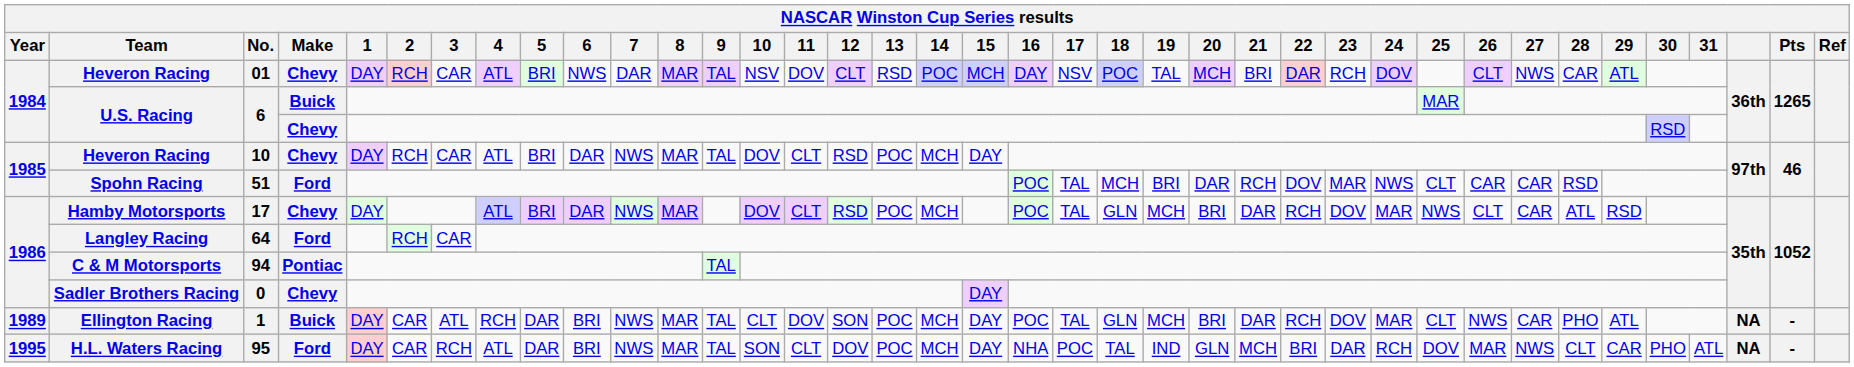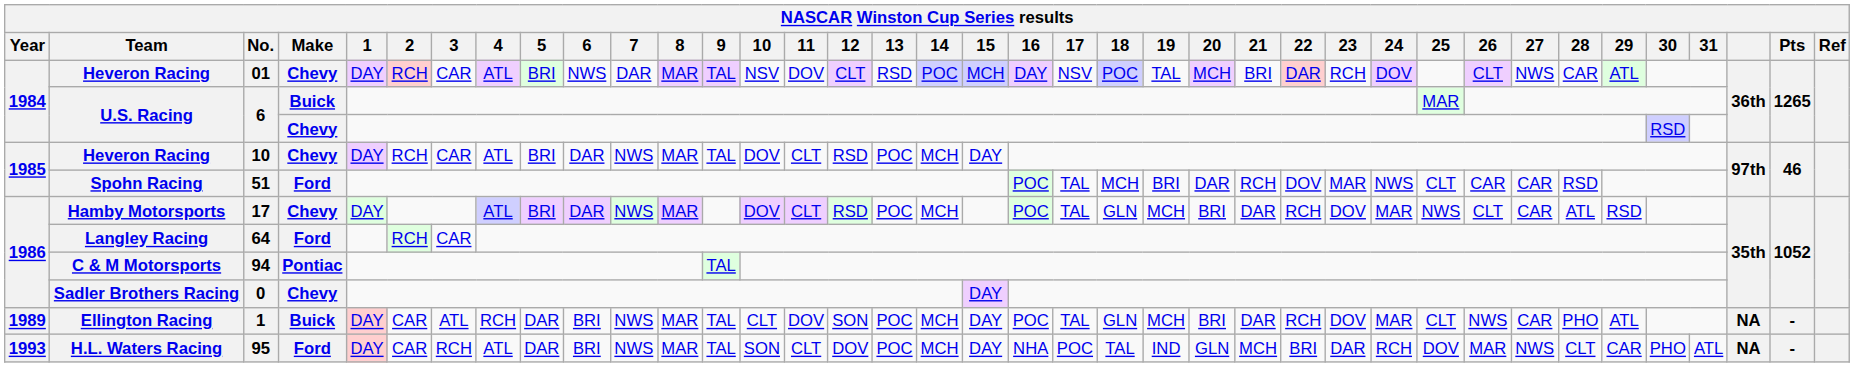(27, 348) 1995 -> (27, 348) 1993
